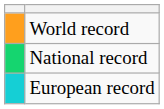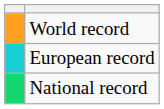rows swapped: (92, 88) <-> (88, 58)
